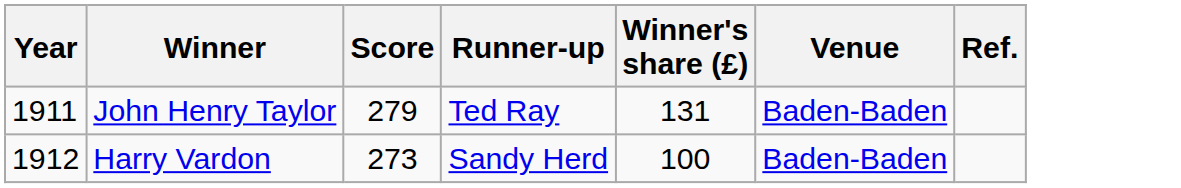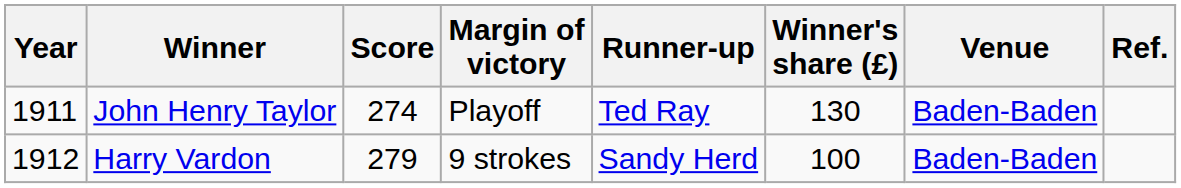+ column: (516, 46)
(392, 111) 279 -> (392, 111) 274
(685, 111) 131 -> (835, 111) 130
(392, 159) 273 -> (392, 159) 279
